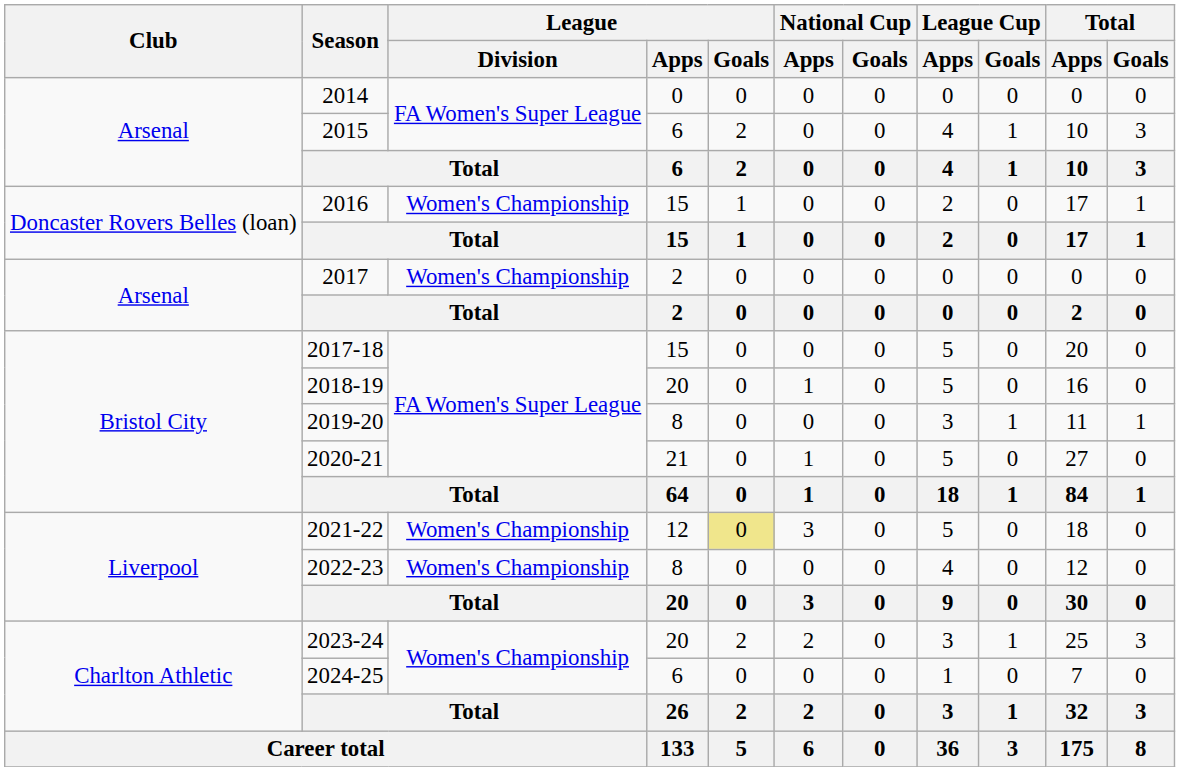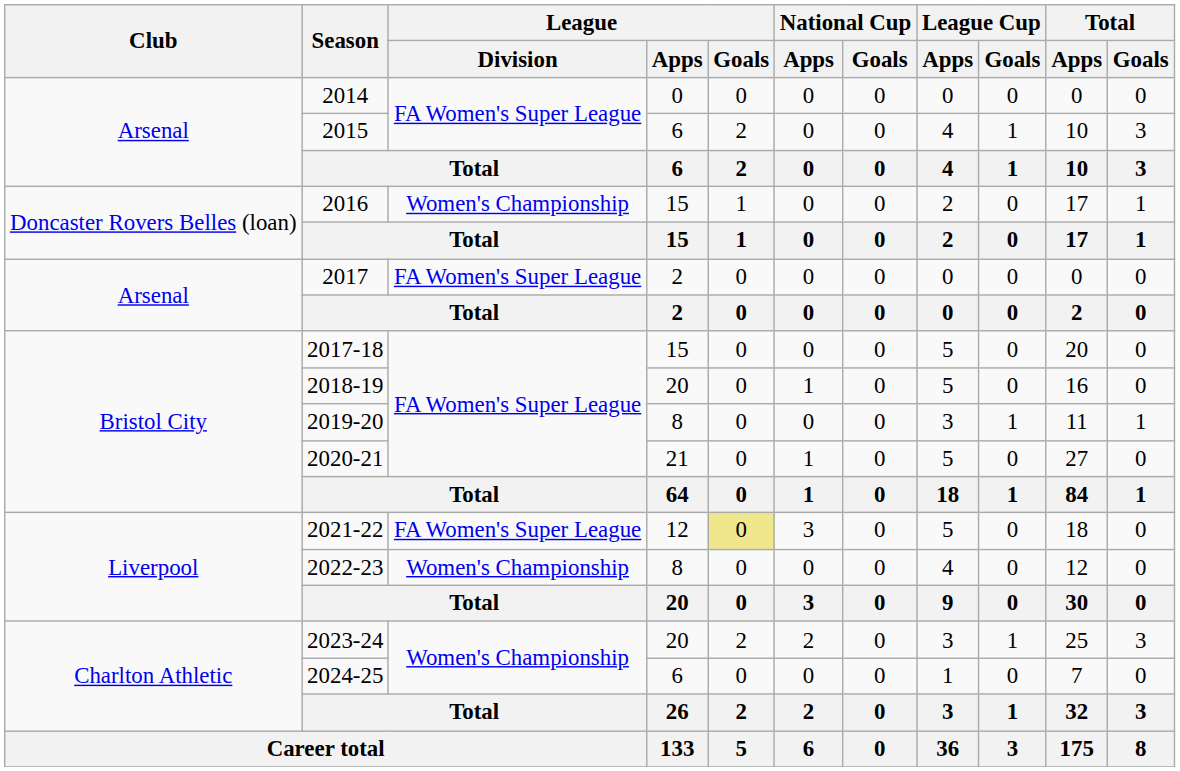(518, 276) Women's Championship -> (518, 276) FA Women's Super League
(518, 530) Women's Championship -> (518, 530) FA Women's Super League
